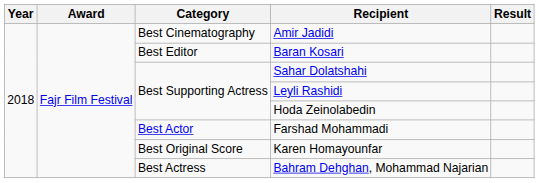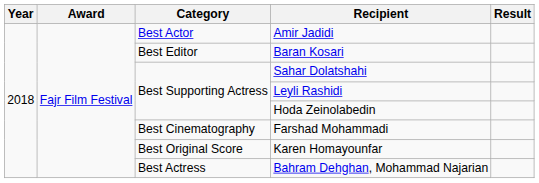(196, 33) Best Cinematography -> (166, 33) Best Actor
(166, 129) Best Actor -> (196, 129) Best Cinematography
